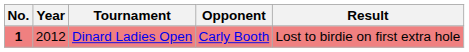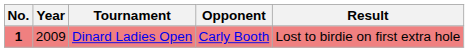(51, 37) 2012 -> (51, 37) 2009
